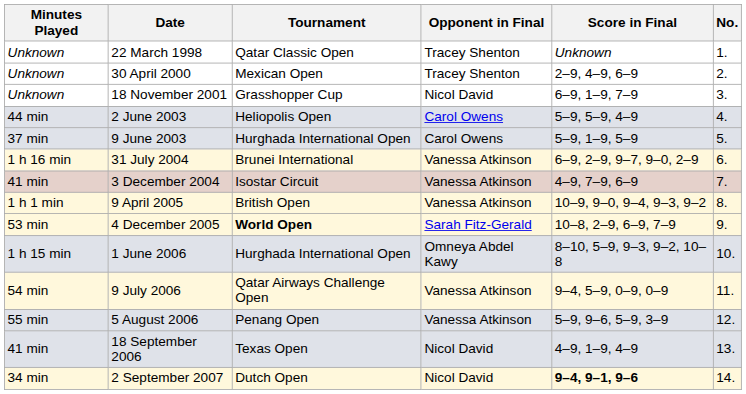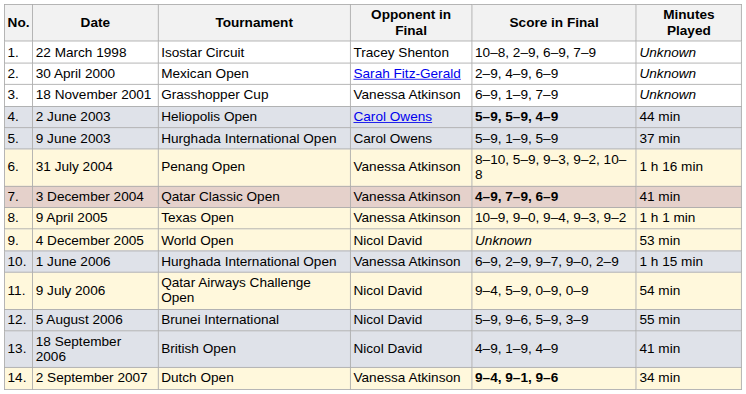columns swapped: (727, 22) <-> (56, 22)
(295, 52) Qatar Classic Open -> (203, 52) Isostar Circuit
(583, 52) Unknown -> (536, 52) 10–8, 2–9, 6–9, 7–9
(472, 73) Tracey Shenton -> (407, 73) Sarah Fitz-Gerald
(459, 95) Nicol David -> (407, 95) Vanessa Atkinson
(596, 116) normal -> (517, 116) bold
(294, 159) Brunei International -> (203, 167) Penang Open
(627, 159) 6–9, 2–9, 9–7, 9–0, 2–9 -> (551, 167) 8–10, 5–9, 9–3, 9–2, 10–8
(277, 181) Isostar Circuit -> (220, 196) Qatar Classic Open
(596, 181) normal -> (517, 196) bold
(273, 203) British Open -> (197, 218) Texas Open
(274, 224) bold -> (197, 240) normal
(478, 224) Sarah Fitz-Gerald -> (388, 240) Nicol David
(615, 224) 10–8, 2–9, 6–9, 7–9 -> (503, 240) Unknown
(469, 253) Omneya Abdel Kawy -> (407, 261) Vanessa Atkinson
(630, 253) 8–10, 5–9, 9–3, 9–2, 10–8 -> (547, 261) 6–9, 2–9, 9–7, 9–0, 2–9
(478, 290) Vanessa Atkinson -> (388, 290) Nicol David
(277, 320) Penang Open -> (220, 320) Brunei International
(478, 320) Vanessa Atkinson -> (388, 320) Nicol David
(272, 349) Texas Open -> (199, 349) British Open
(459, 378) Nicol David -> (407, 378) Vanessa Atkinson
